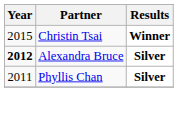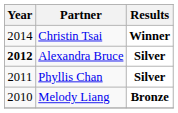(20, 35) 2015 -> (20, 35) 2014
+ row: (74, 97)
